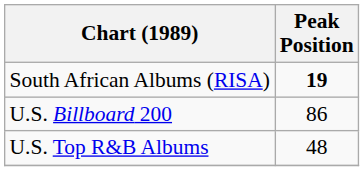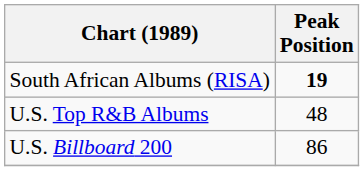rows swapped: (91, 113) <-> (109, 147)
